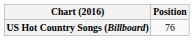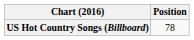(170, 27) 76 -> (170, 27) 78
